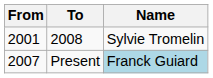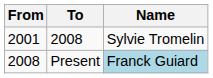(24, 61) 2007 -> (24, 61) 2008
